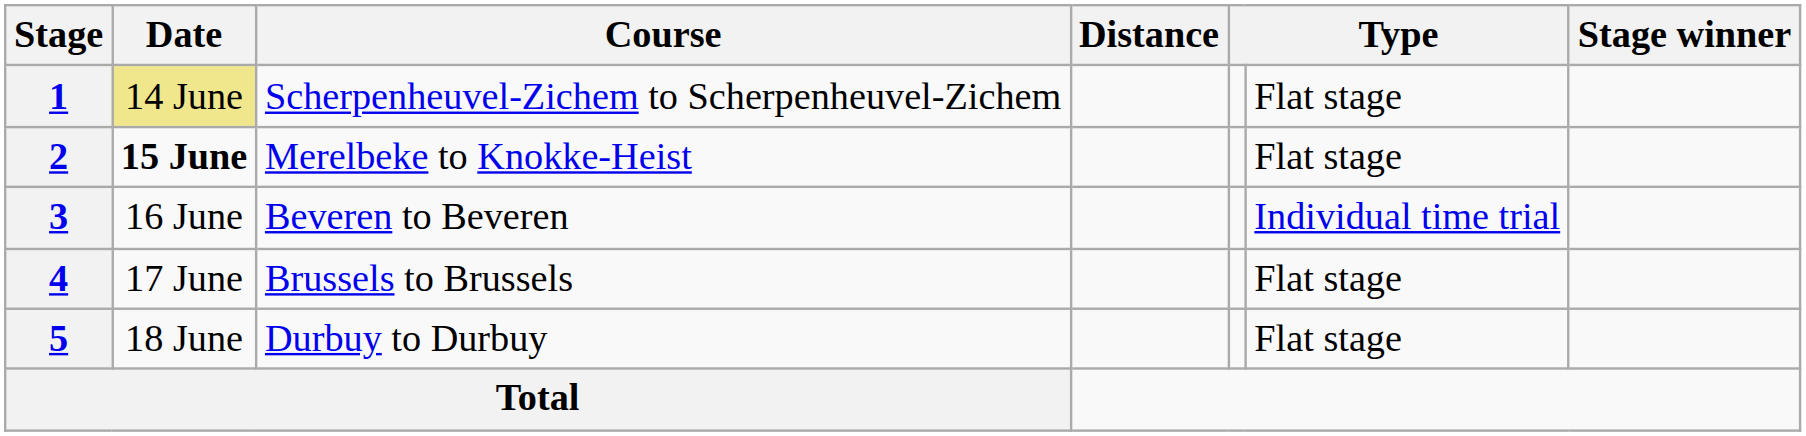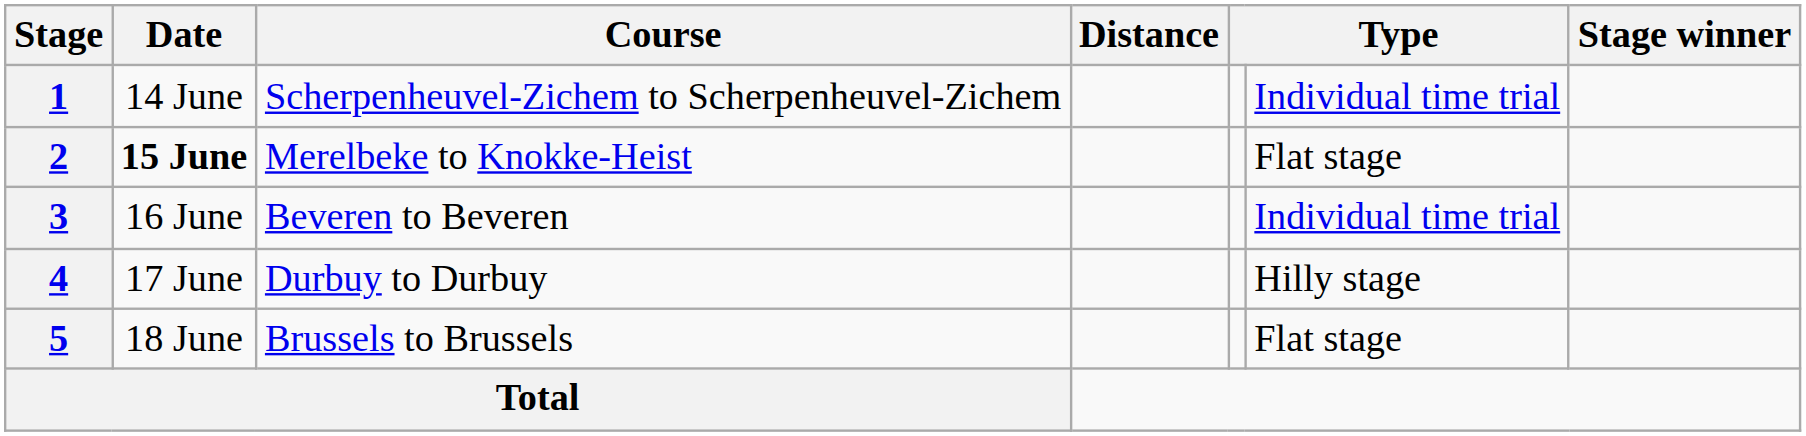(184, 95) khaki background -> (184, 95) no background
(1328, 95) Flat stage -> (1407, 95) Individual time trial
(419, 277) Brussels to Brussels -> (406, 277) Durbuy to Durbuy
(1328, 277) Flat stage -> (1338, 277) Hilly stage
(406, 338) Durbuy to Durbuy -> (419, 338) Brussels to Brussels
